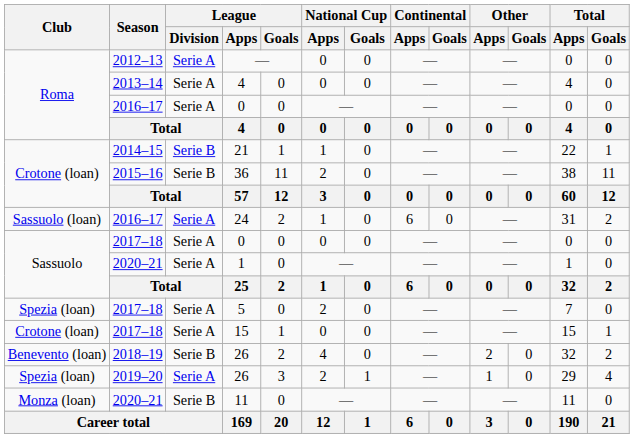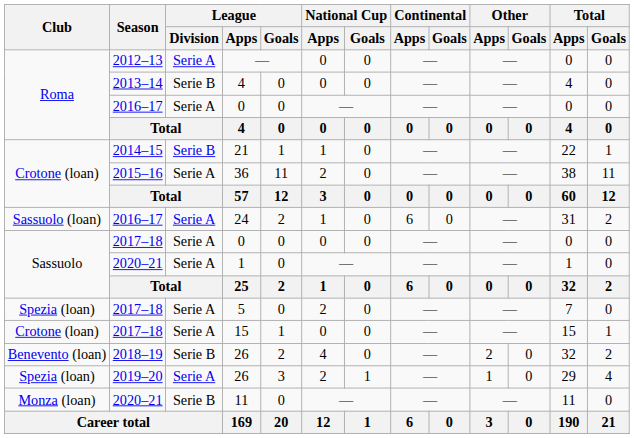(194, 83) Serie A -> (194, 83) Serie B
(194, 173) Serie B -> (194, 173) Serie A
